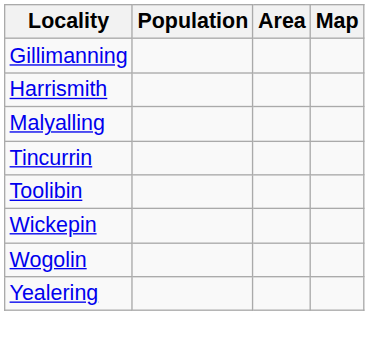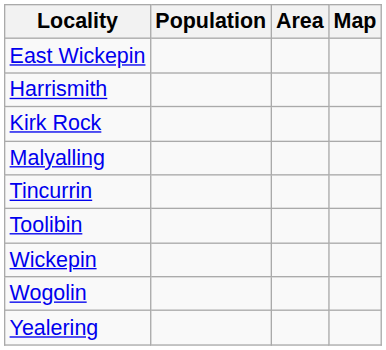+ row: (78, 55)
- row: (69, 55)
+ row: (55, 123)
